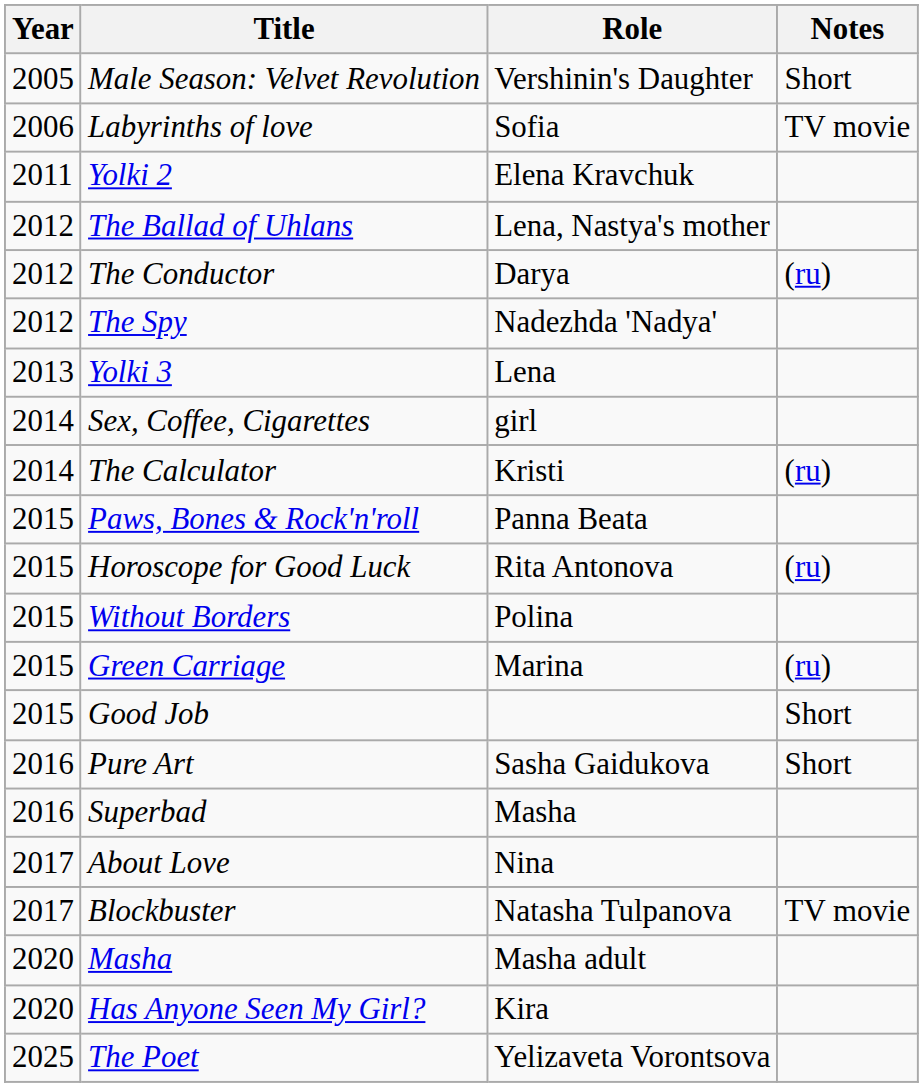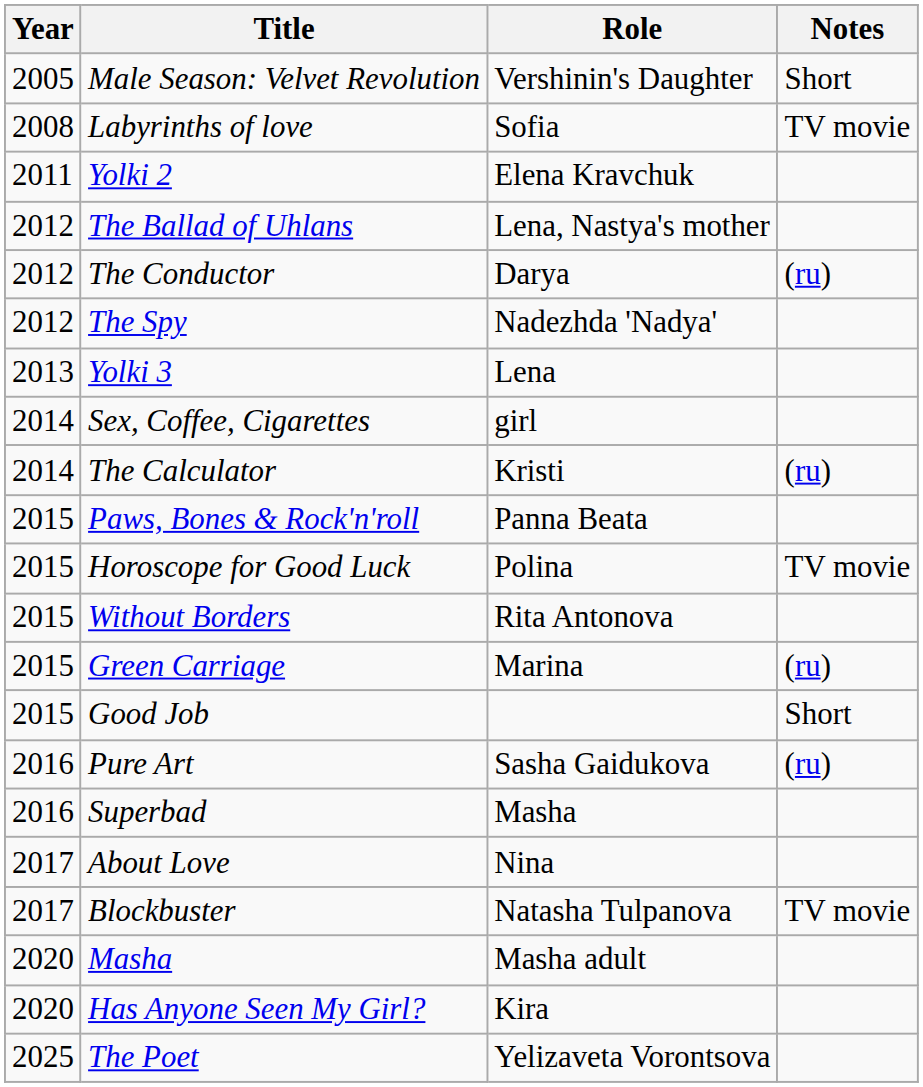(43, 126) 2006 -> (43, 126) 2008
(584, 567) Rita Antonova -> (534, 567) Polina
(808, 567) (ru) -> (847, 567) TV movie
(534, 616) Polina -> (584, 616) Rita Antonova
(818, 763) Short -> (808, 763) (ru)
